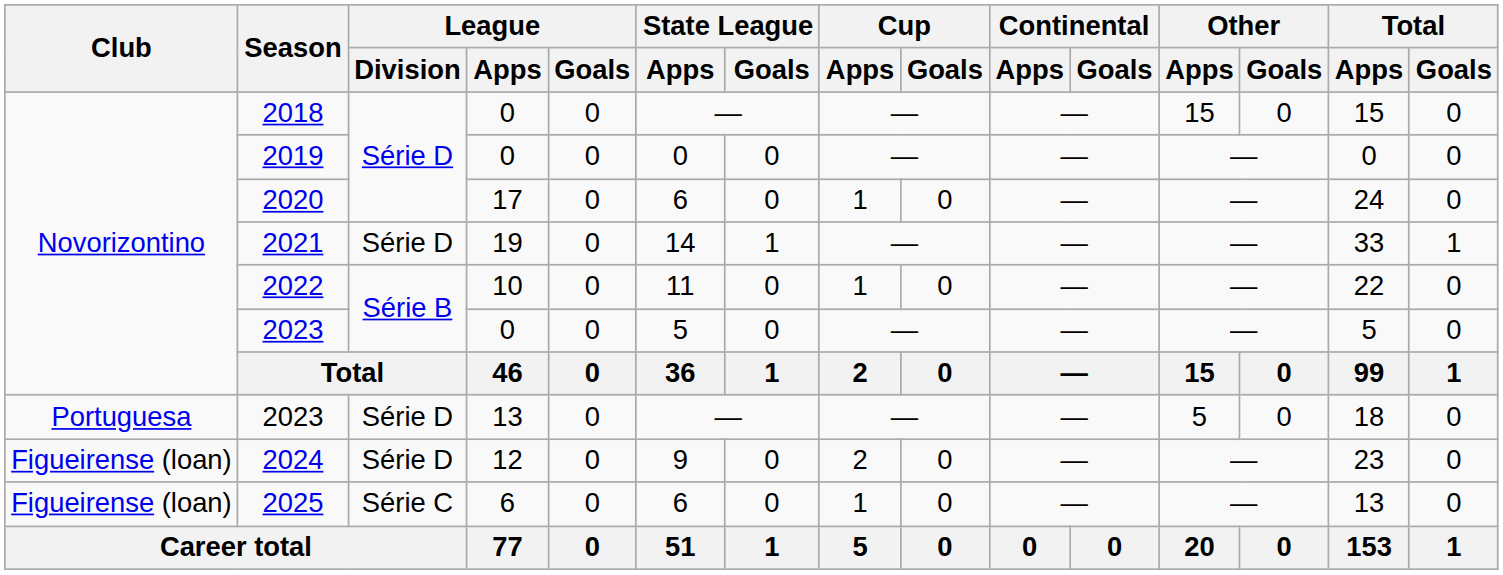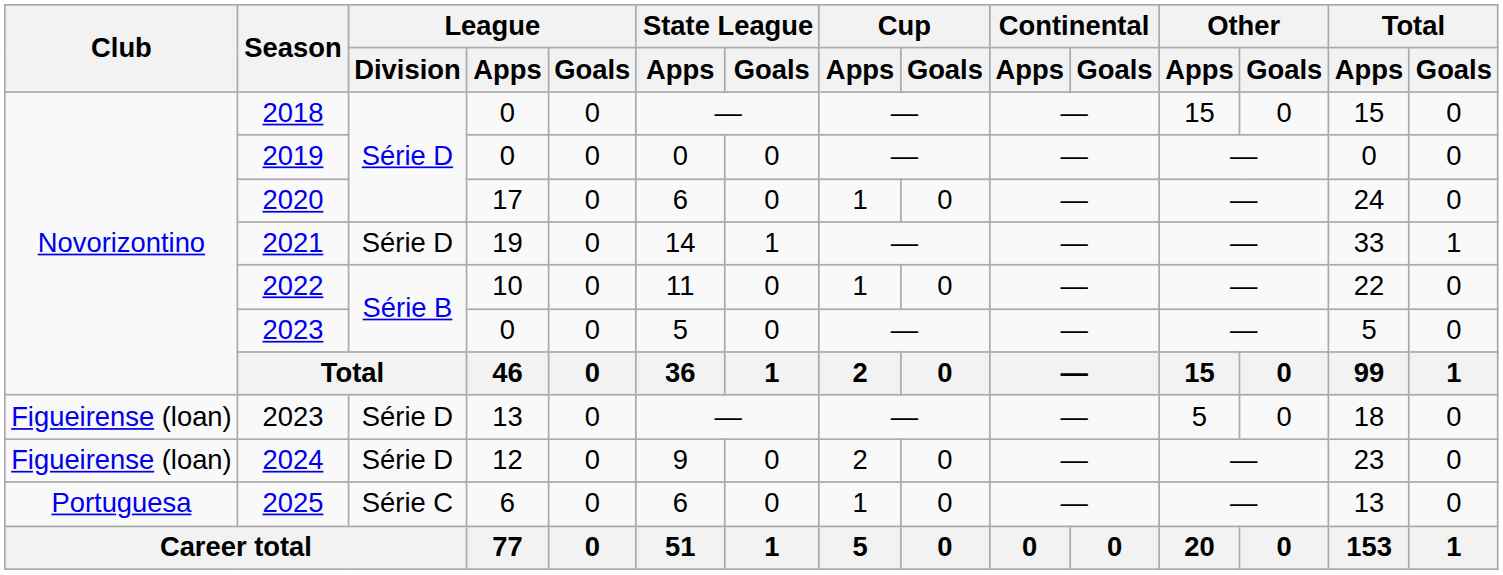(121, 416) Portuguesa -> (121, 416) Figueirense (loan)
(121, 503) Figueirense (loan) -> (121, 503) Portuguesa
